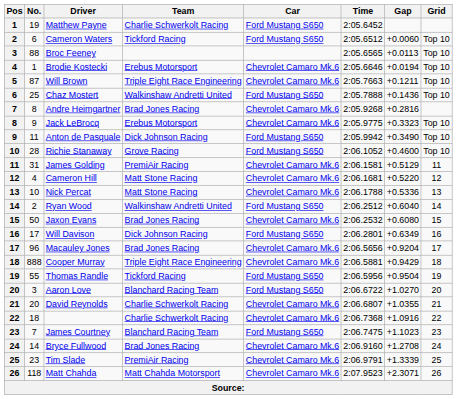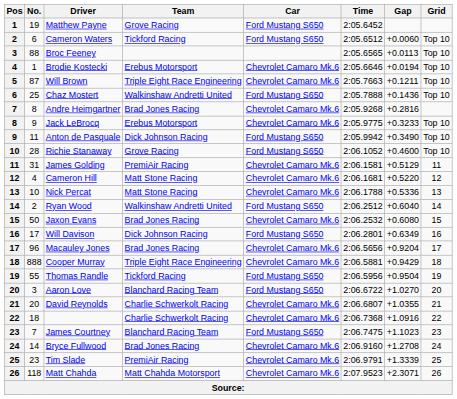(176, 25) Charlie Schwerkolt Racing -> (152, 25) Grove Racing
(403, 122) +0.3323 -> (403, 122) +0.3233
